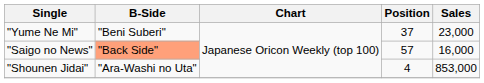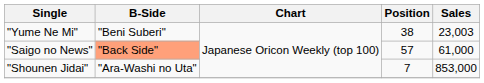(407, 31) 37 -> (407, 31) 38
(456, 31) 23,000 -> (456, 31) 23,003
(456, 50) 16,000 -> (456, 50) 61,000
(407, 68) 4 -> (407, 68) 7
